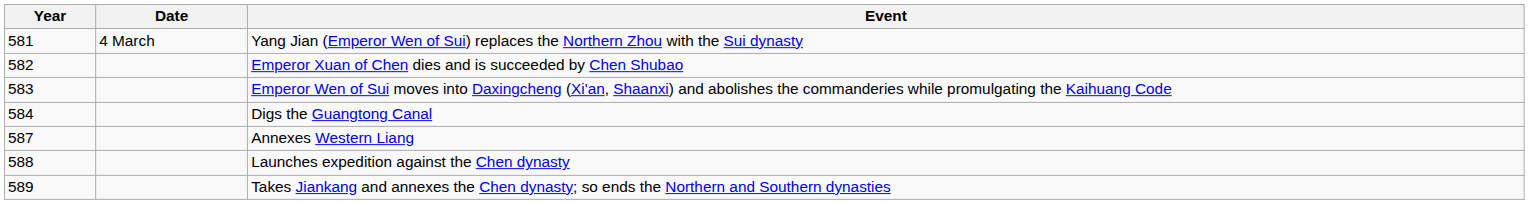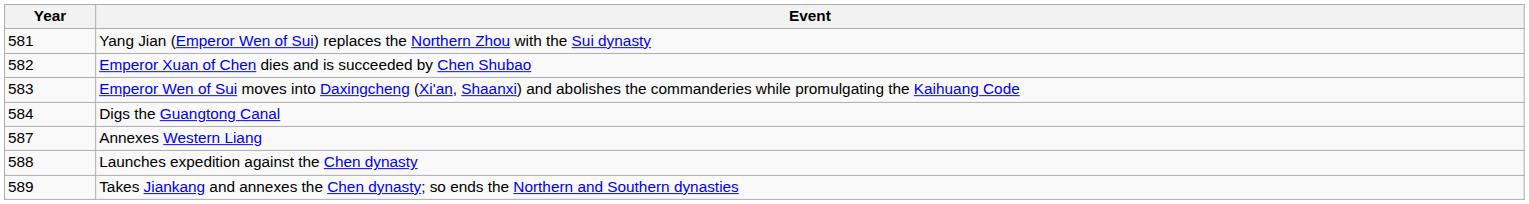- column: (172, 16)
